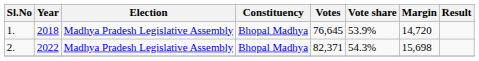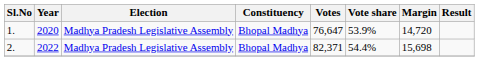(48, 30) 2018 -> (48, 30) 2020
(328, 30) 76,645 -> (328, 30) 76,647
(362, 47) 54.3% -> (362, 47) 54.4%
